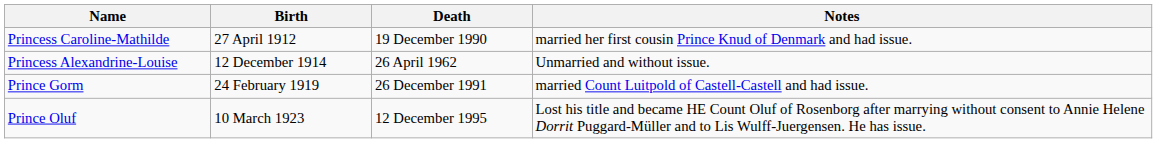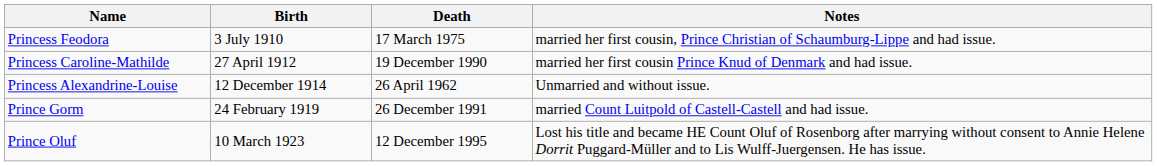+ row: (58, 39)
